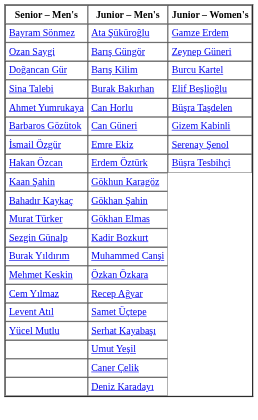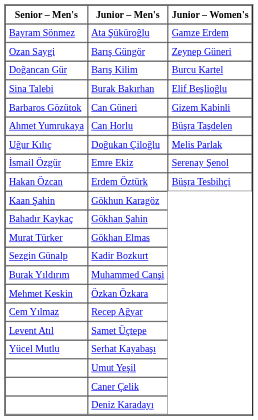rows swapped: (114, 126) <-> (112, 107)
+ row: (126, 144)
